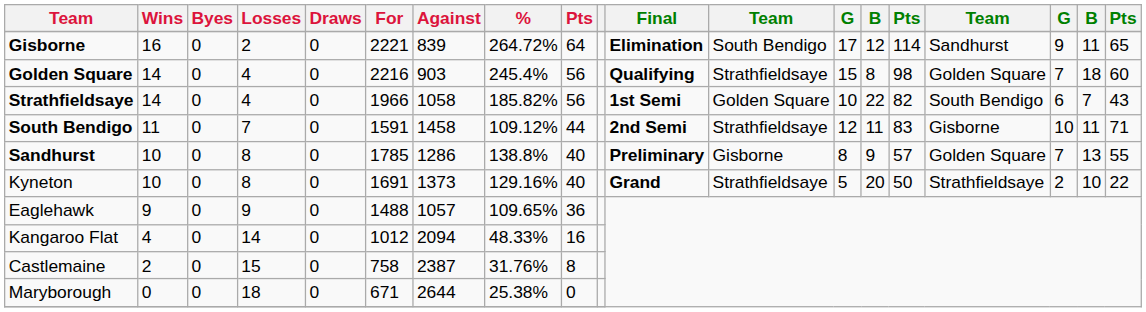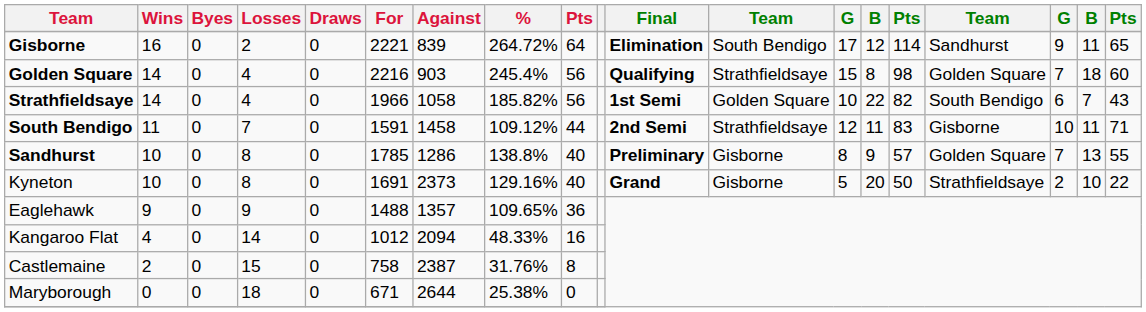(436, 183) 1373 -> (436, 183) 2373
(770, 183) Strathfieldsaye -> (748, 183) Gisborne
(436, 210) 1057 -> (436, 210) 1357
